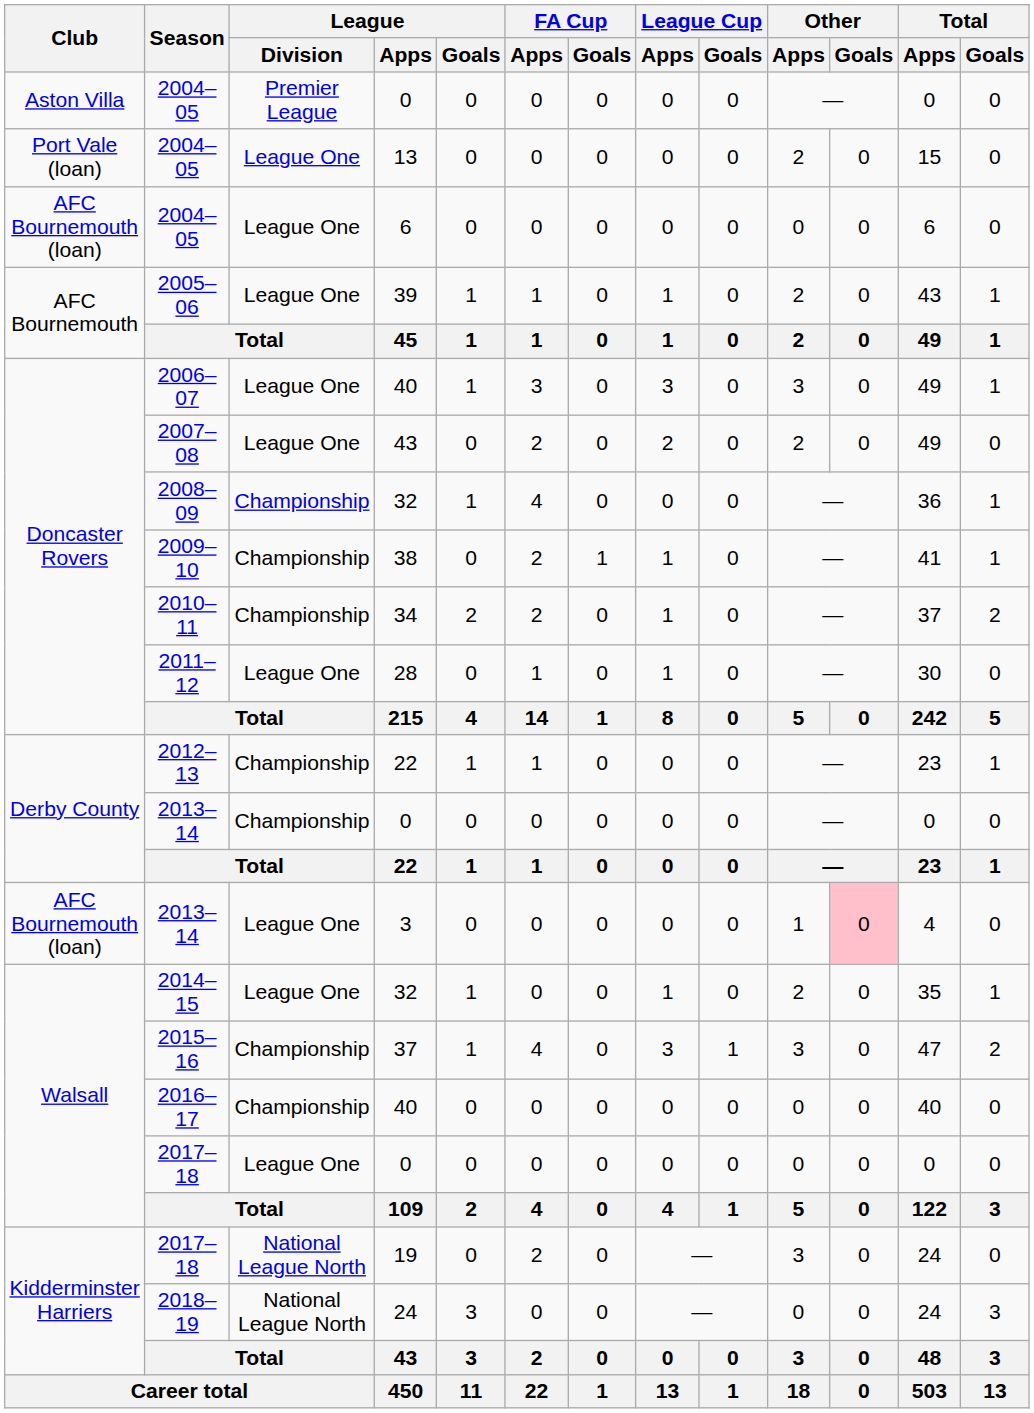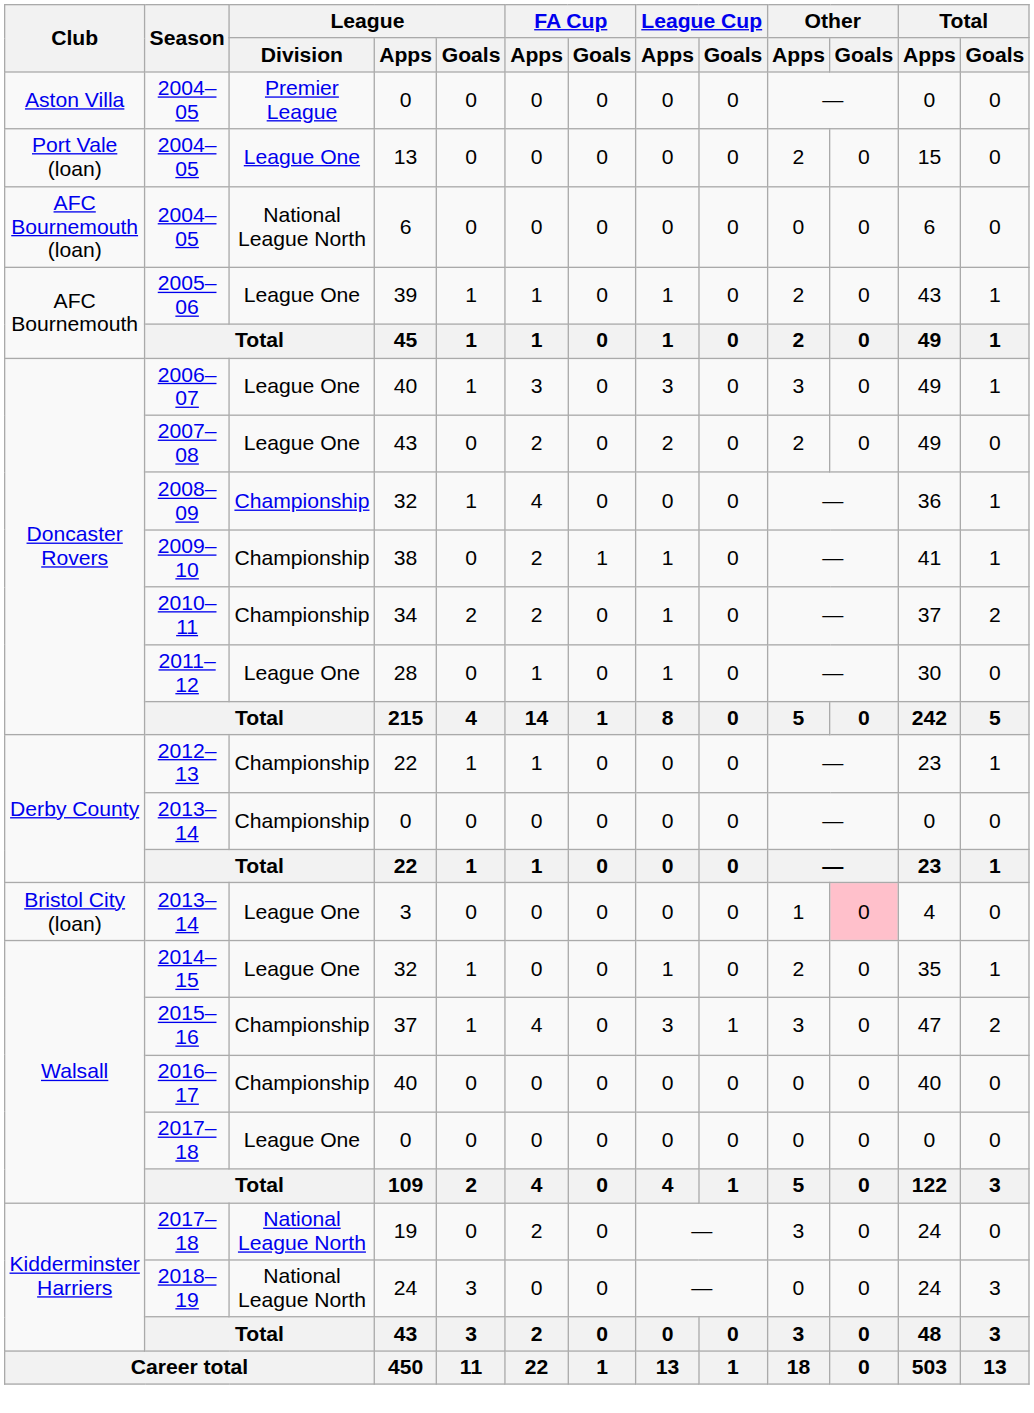(302, 226) League One -> (302, 226) National League North
(75, 923) AFC Bournemouth (loan) -> (75, 911) Bristol City (loan)
